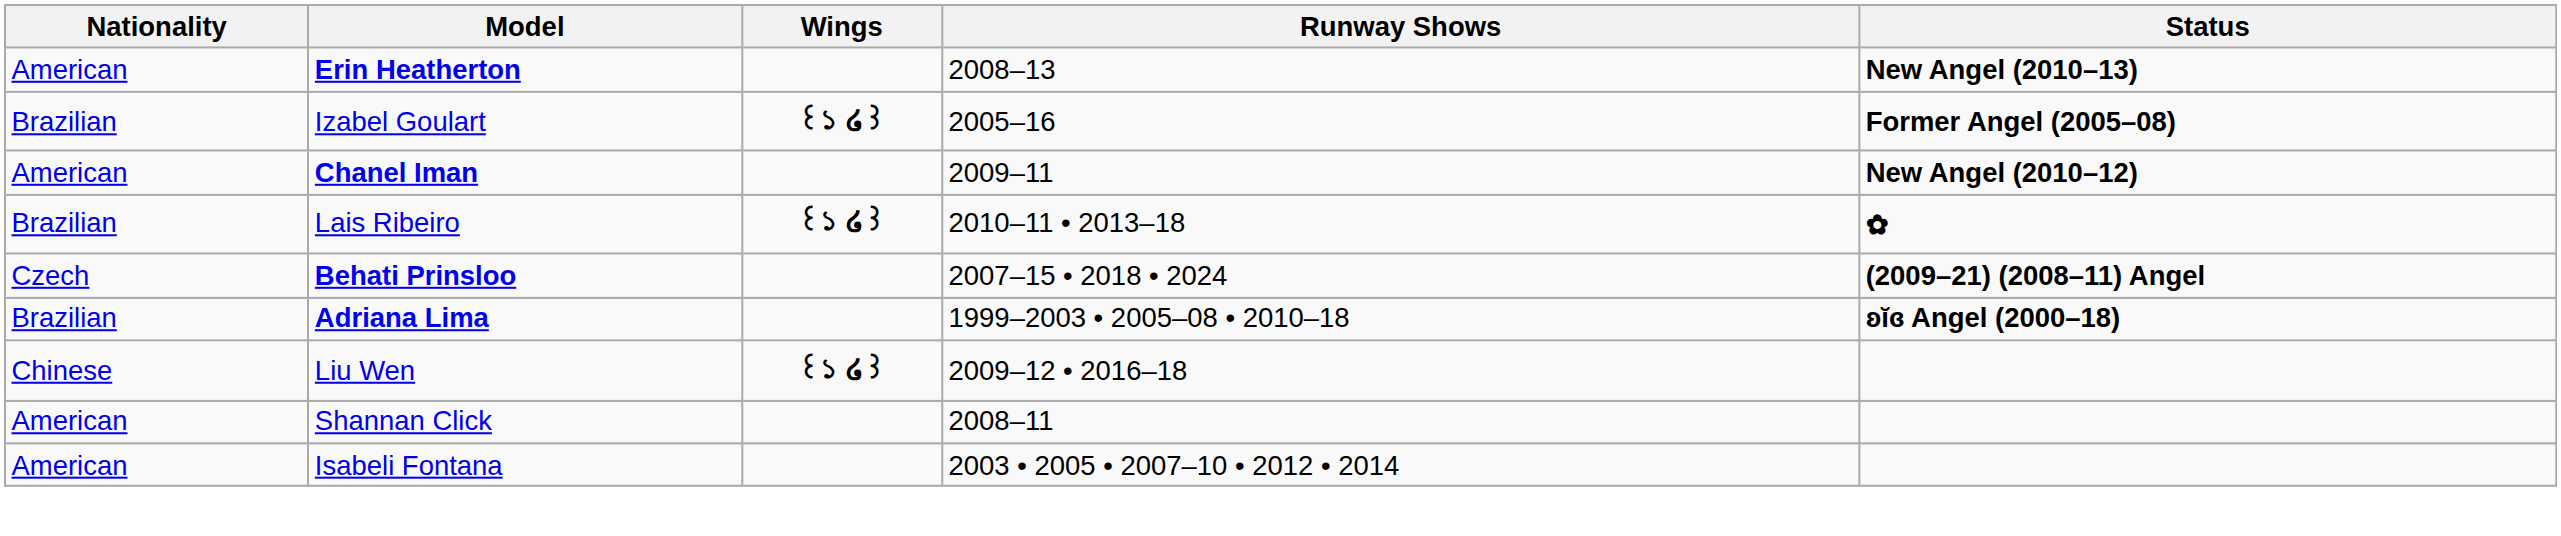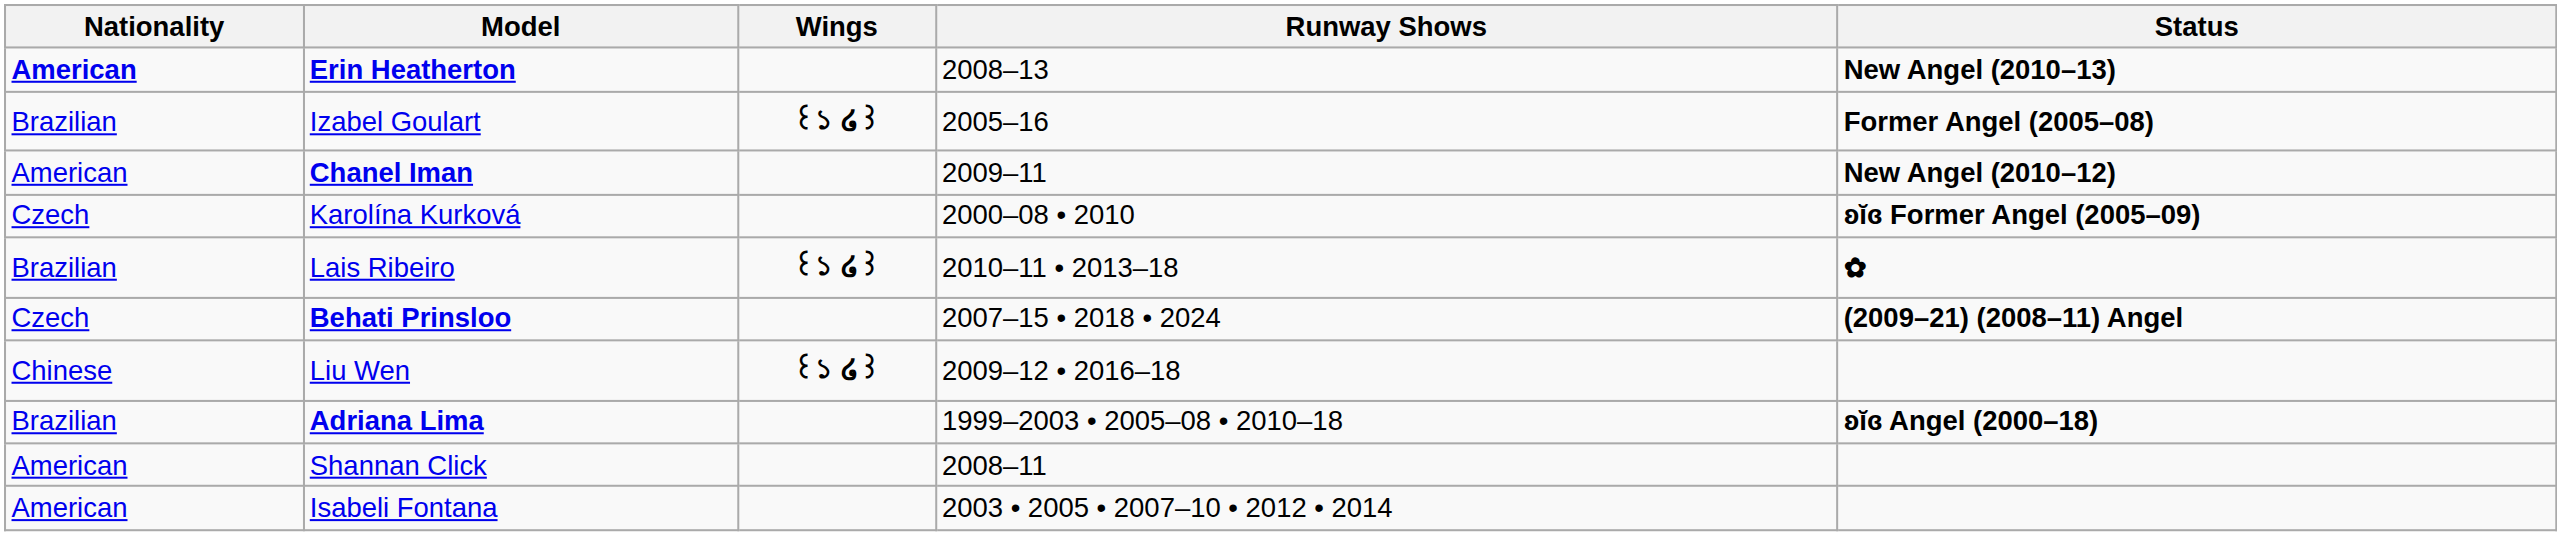(70, 70) normal -> (74, 70) bold
+ row: (415, 216)
rows swapped: (402, 318) <-> (365, 370)
